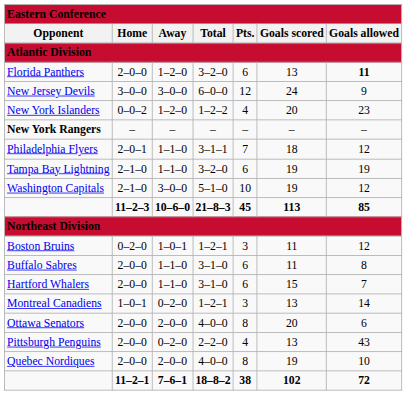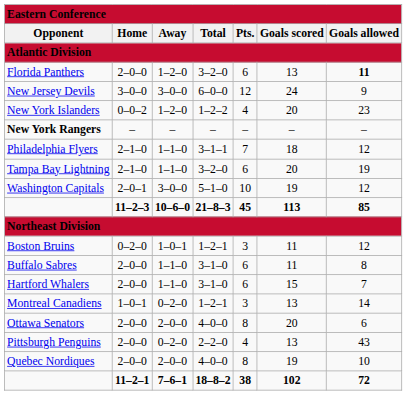(132, 149) 2–0–1 -> (132, 149) 2–1–0
(292, 168) 19 -> (292, 168) 20
(132, 188) 2–1–0 -> (132, 188) 2–0–1
